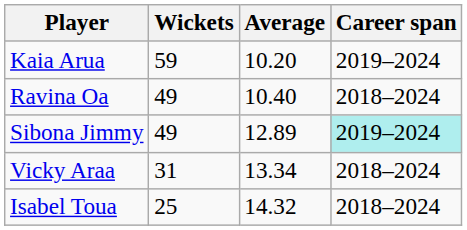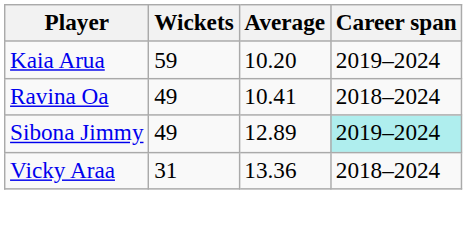(270, 96) 10.40 -> (270, 96) 10.41
(270, 170) 13.34 -> (270, 170) 13.36
- row: (63, 206)
